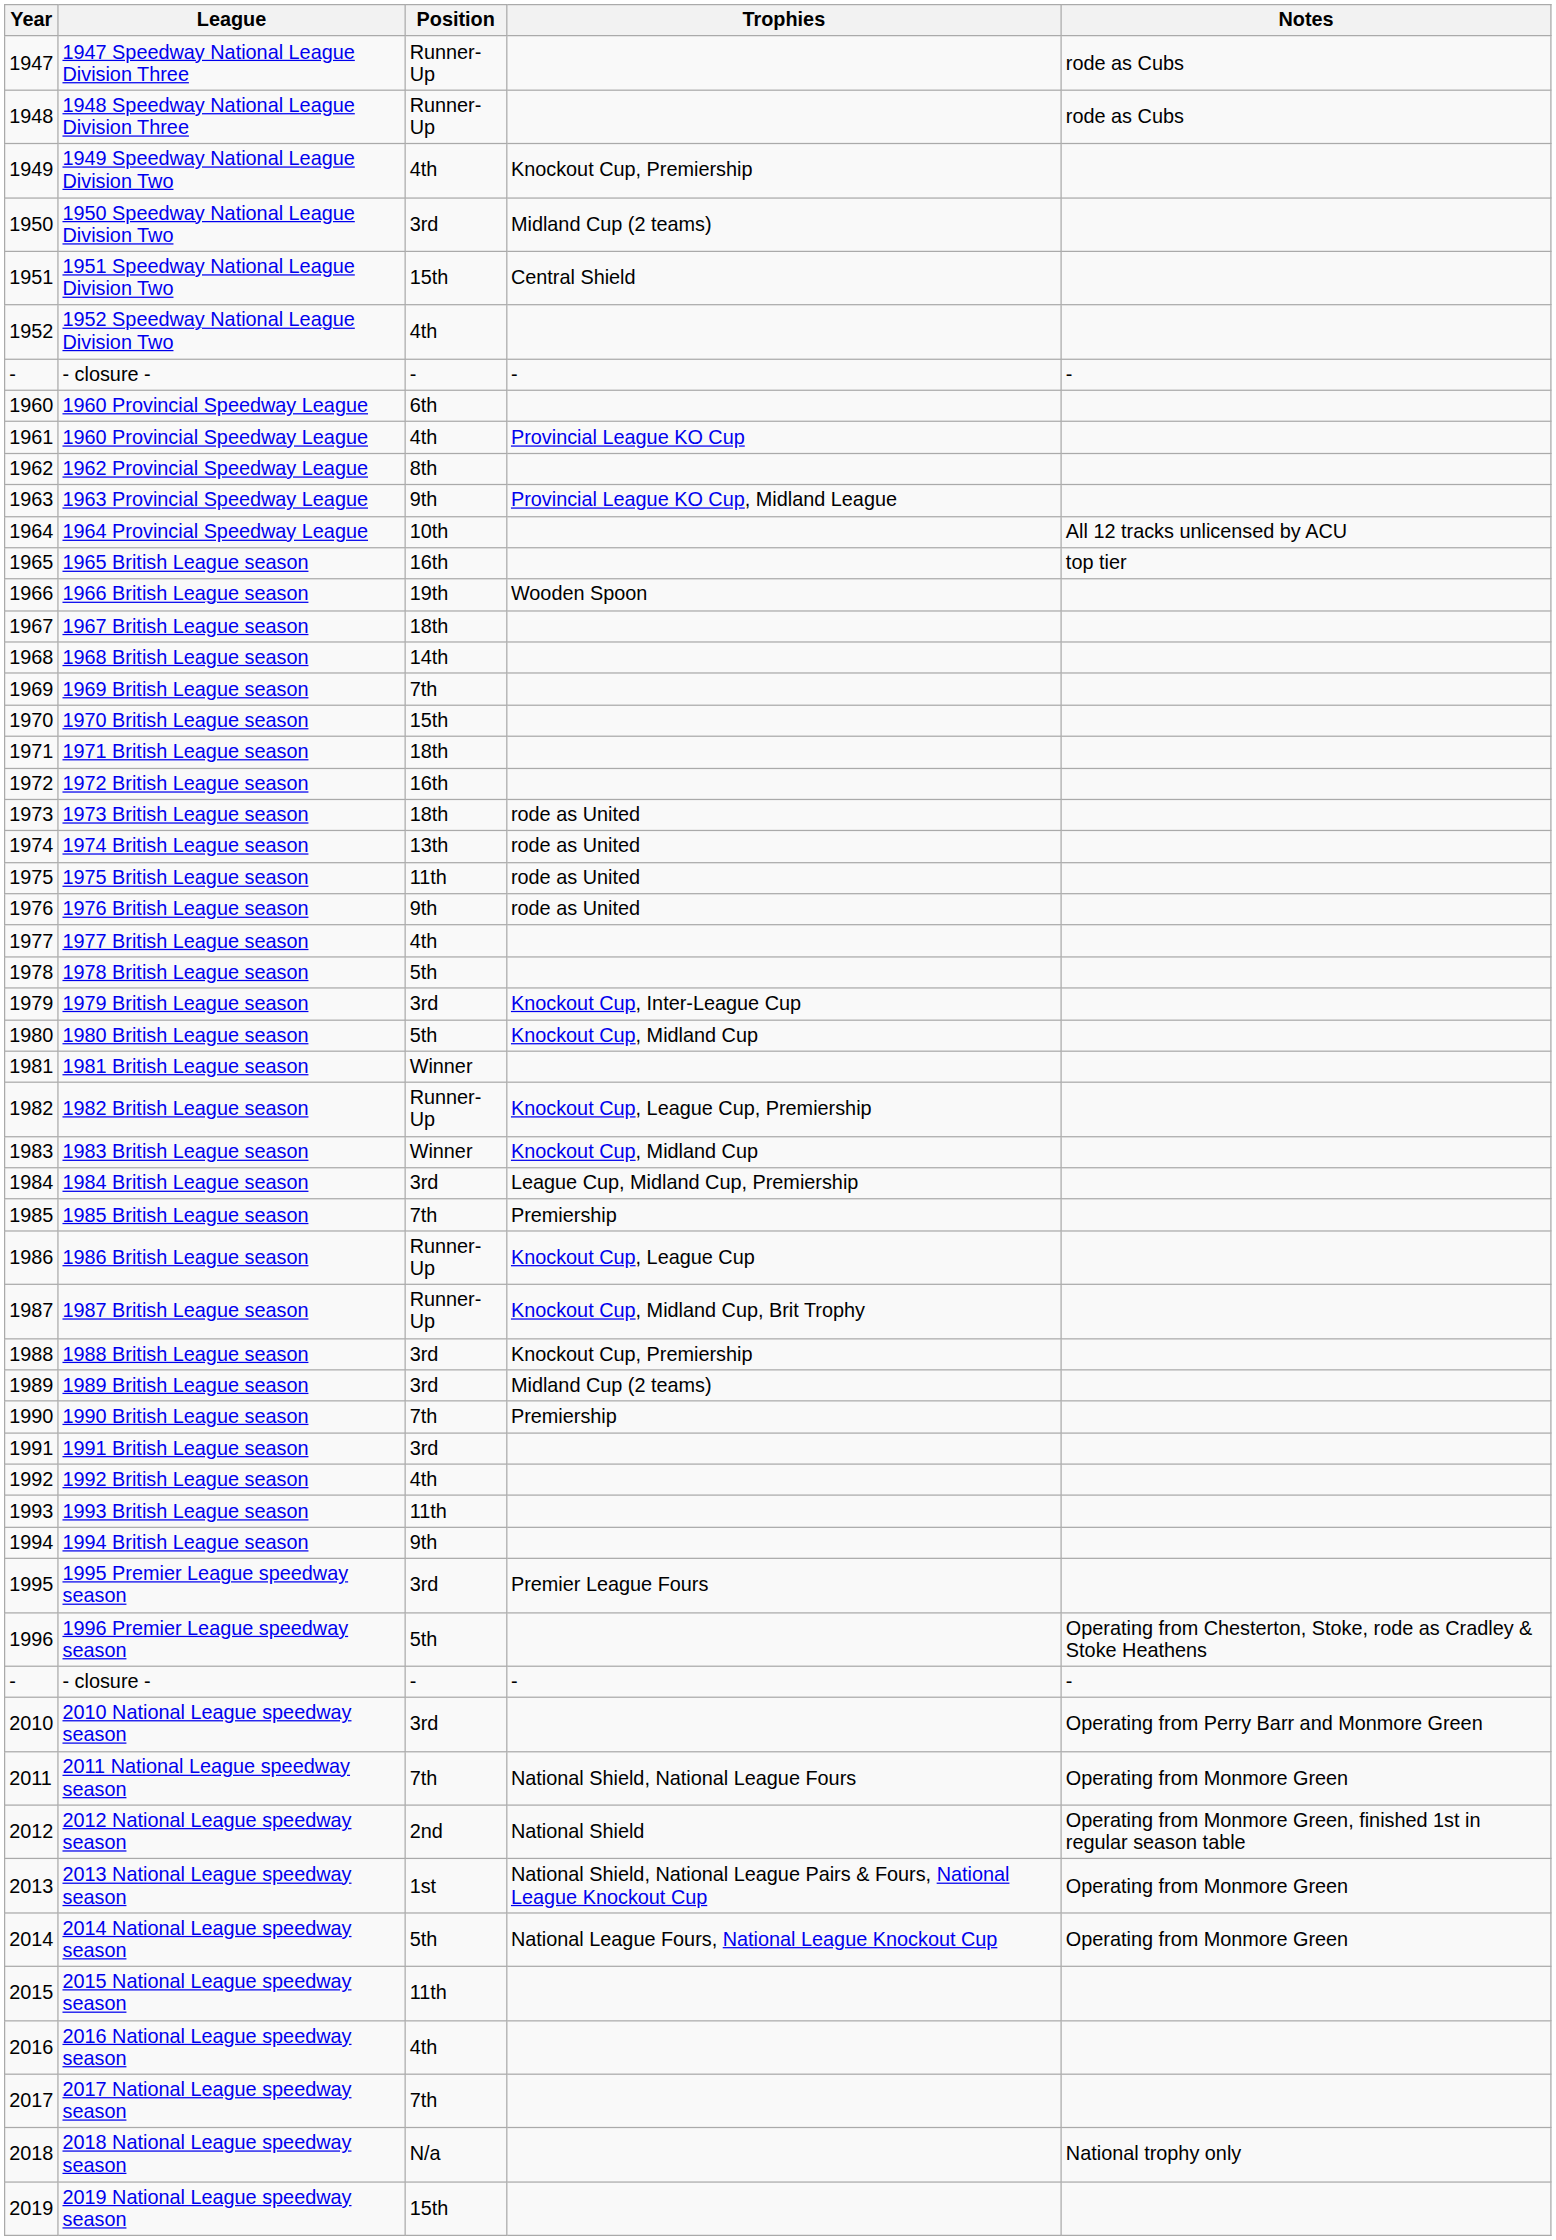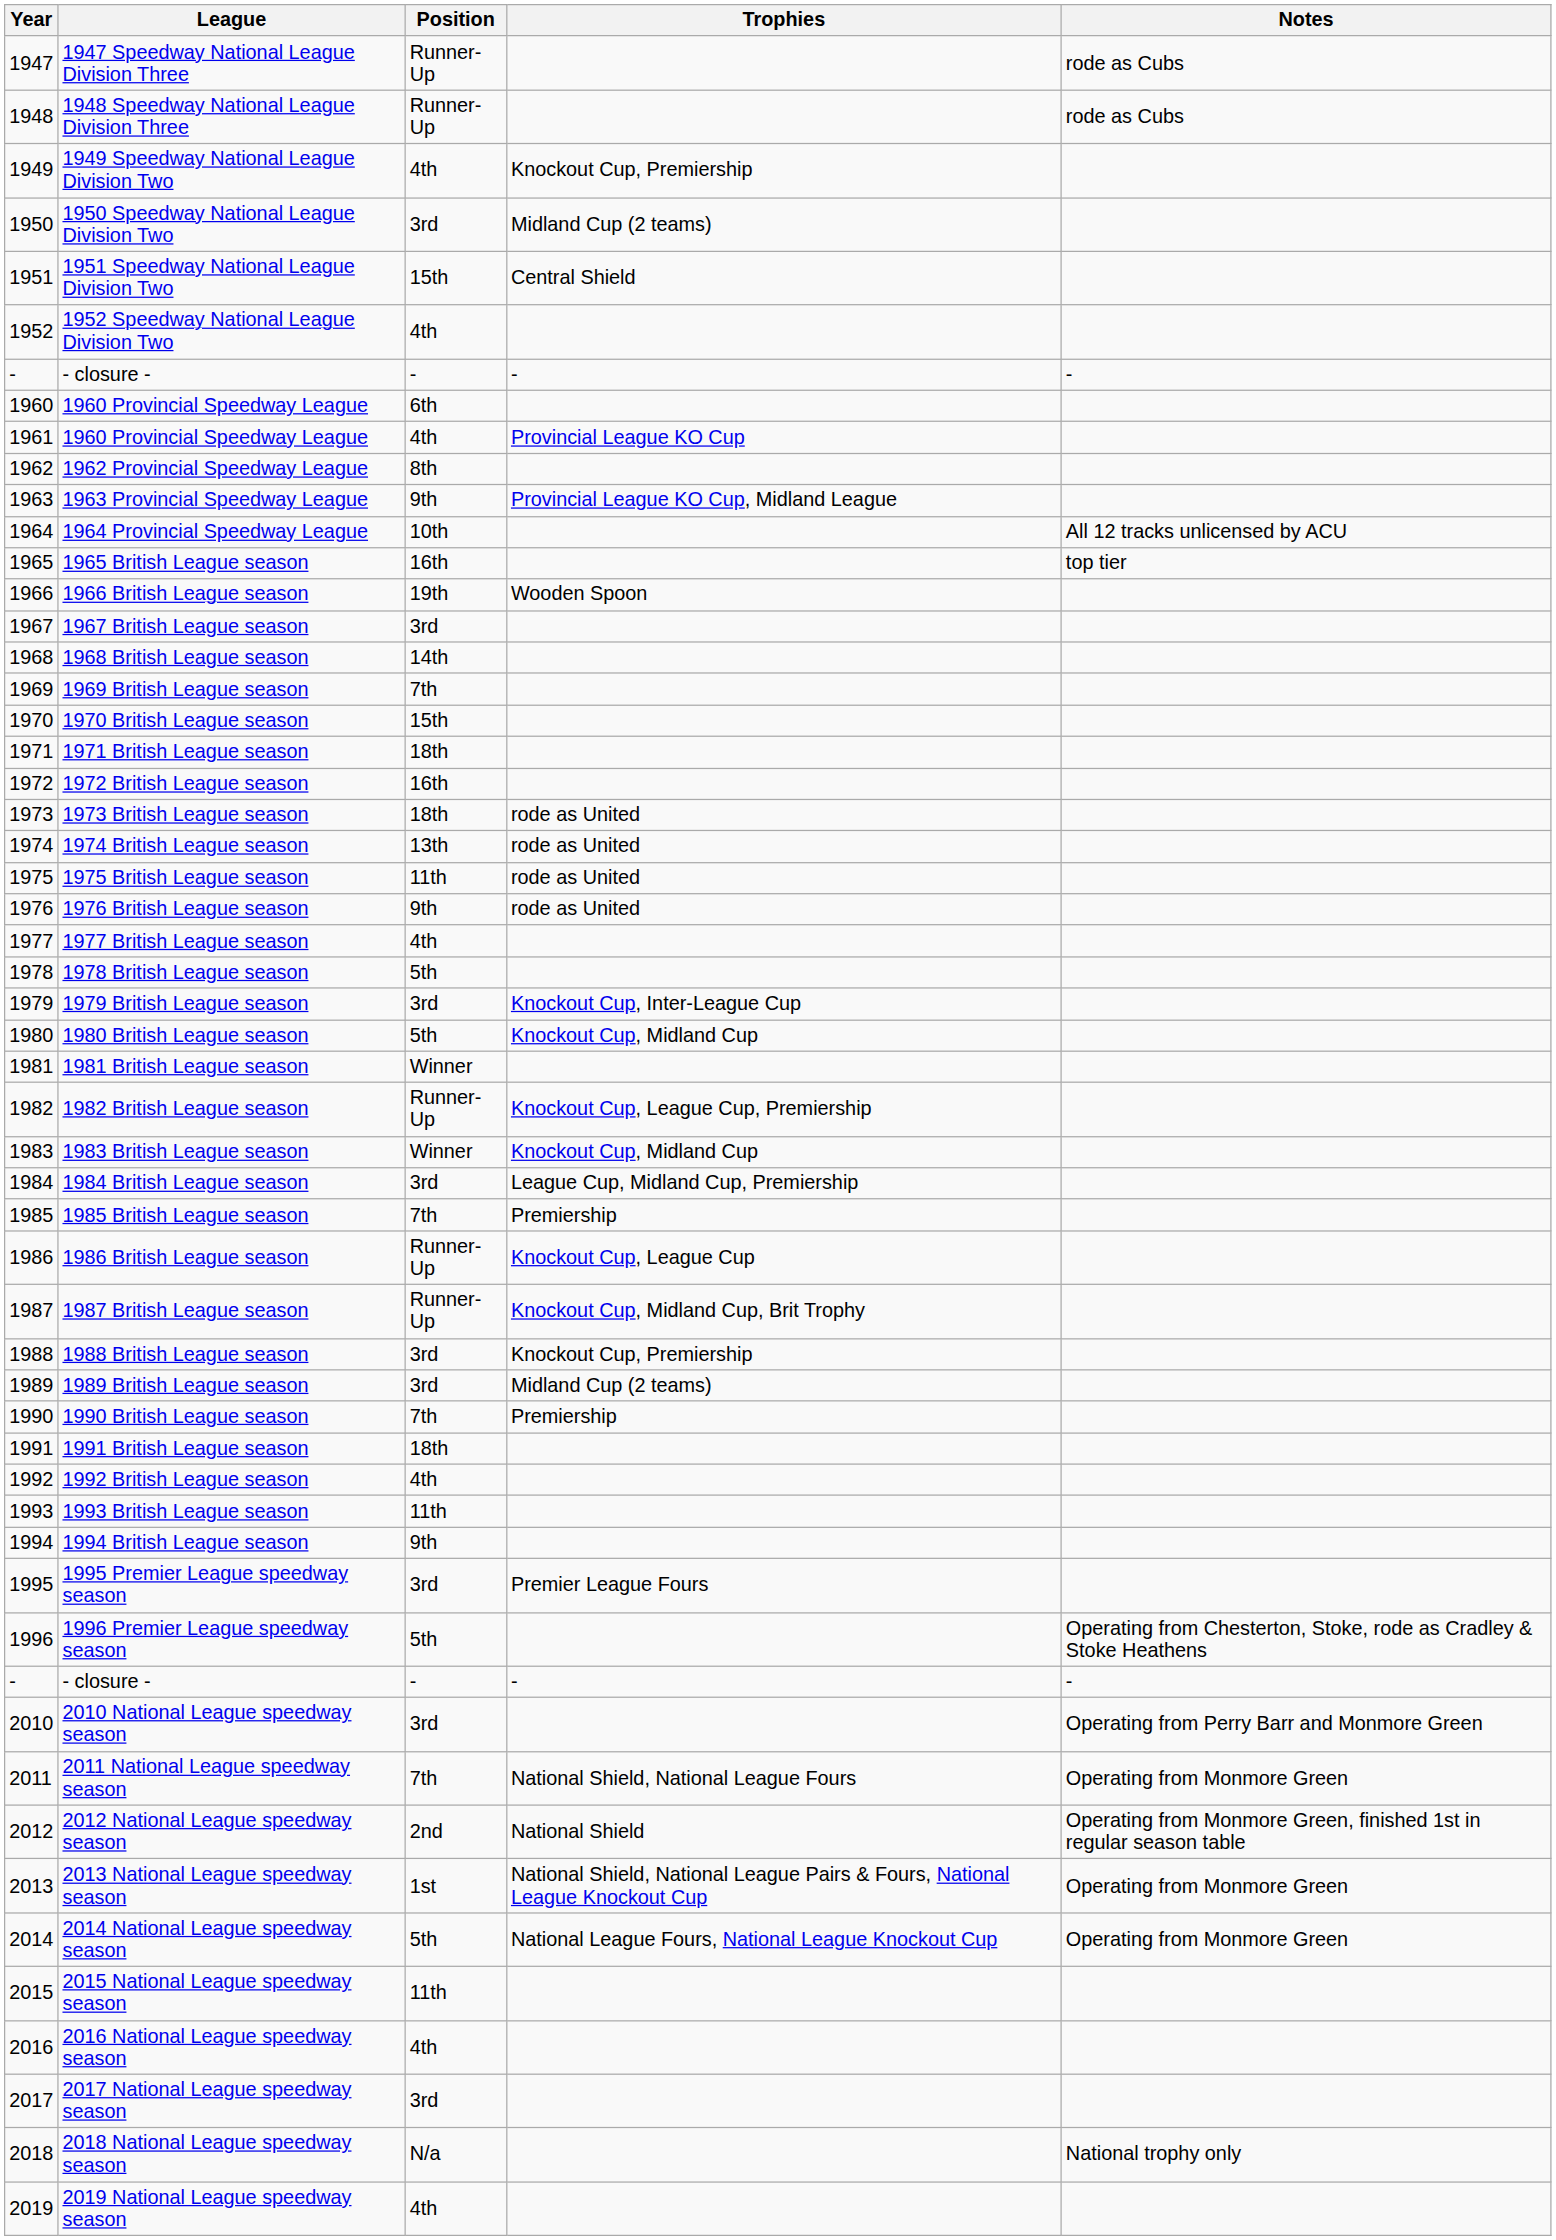(429, 626) 18th -> (424, 626) 3rd
(424, 1448) 3rd -> (429, 1448) 18th
(423, 2100) 7th -> (424, 2100) 3rd
(429, 2208) 15th -> (423, 2208) 4th
